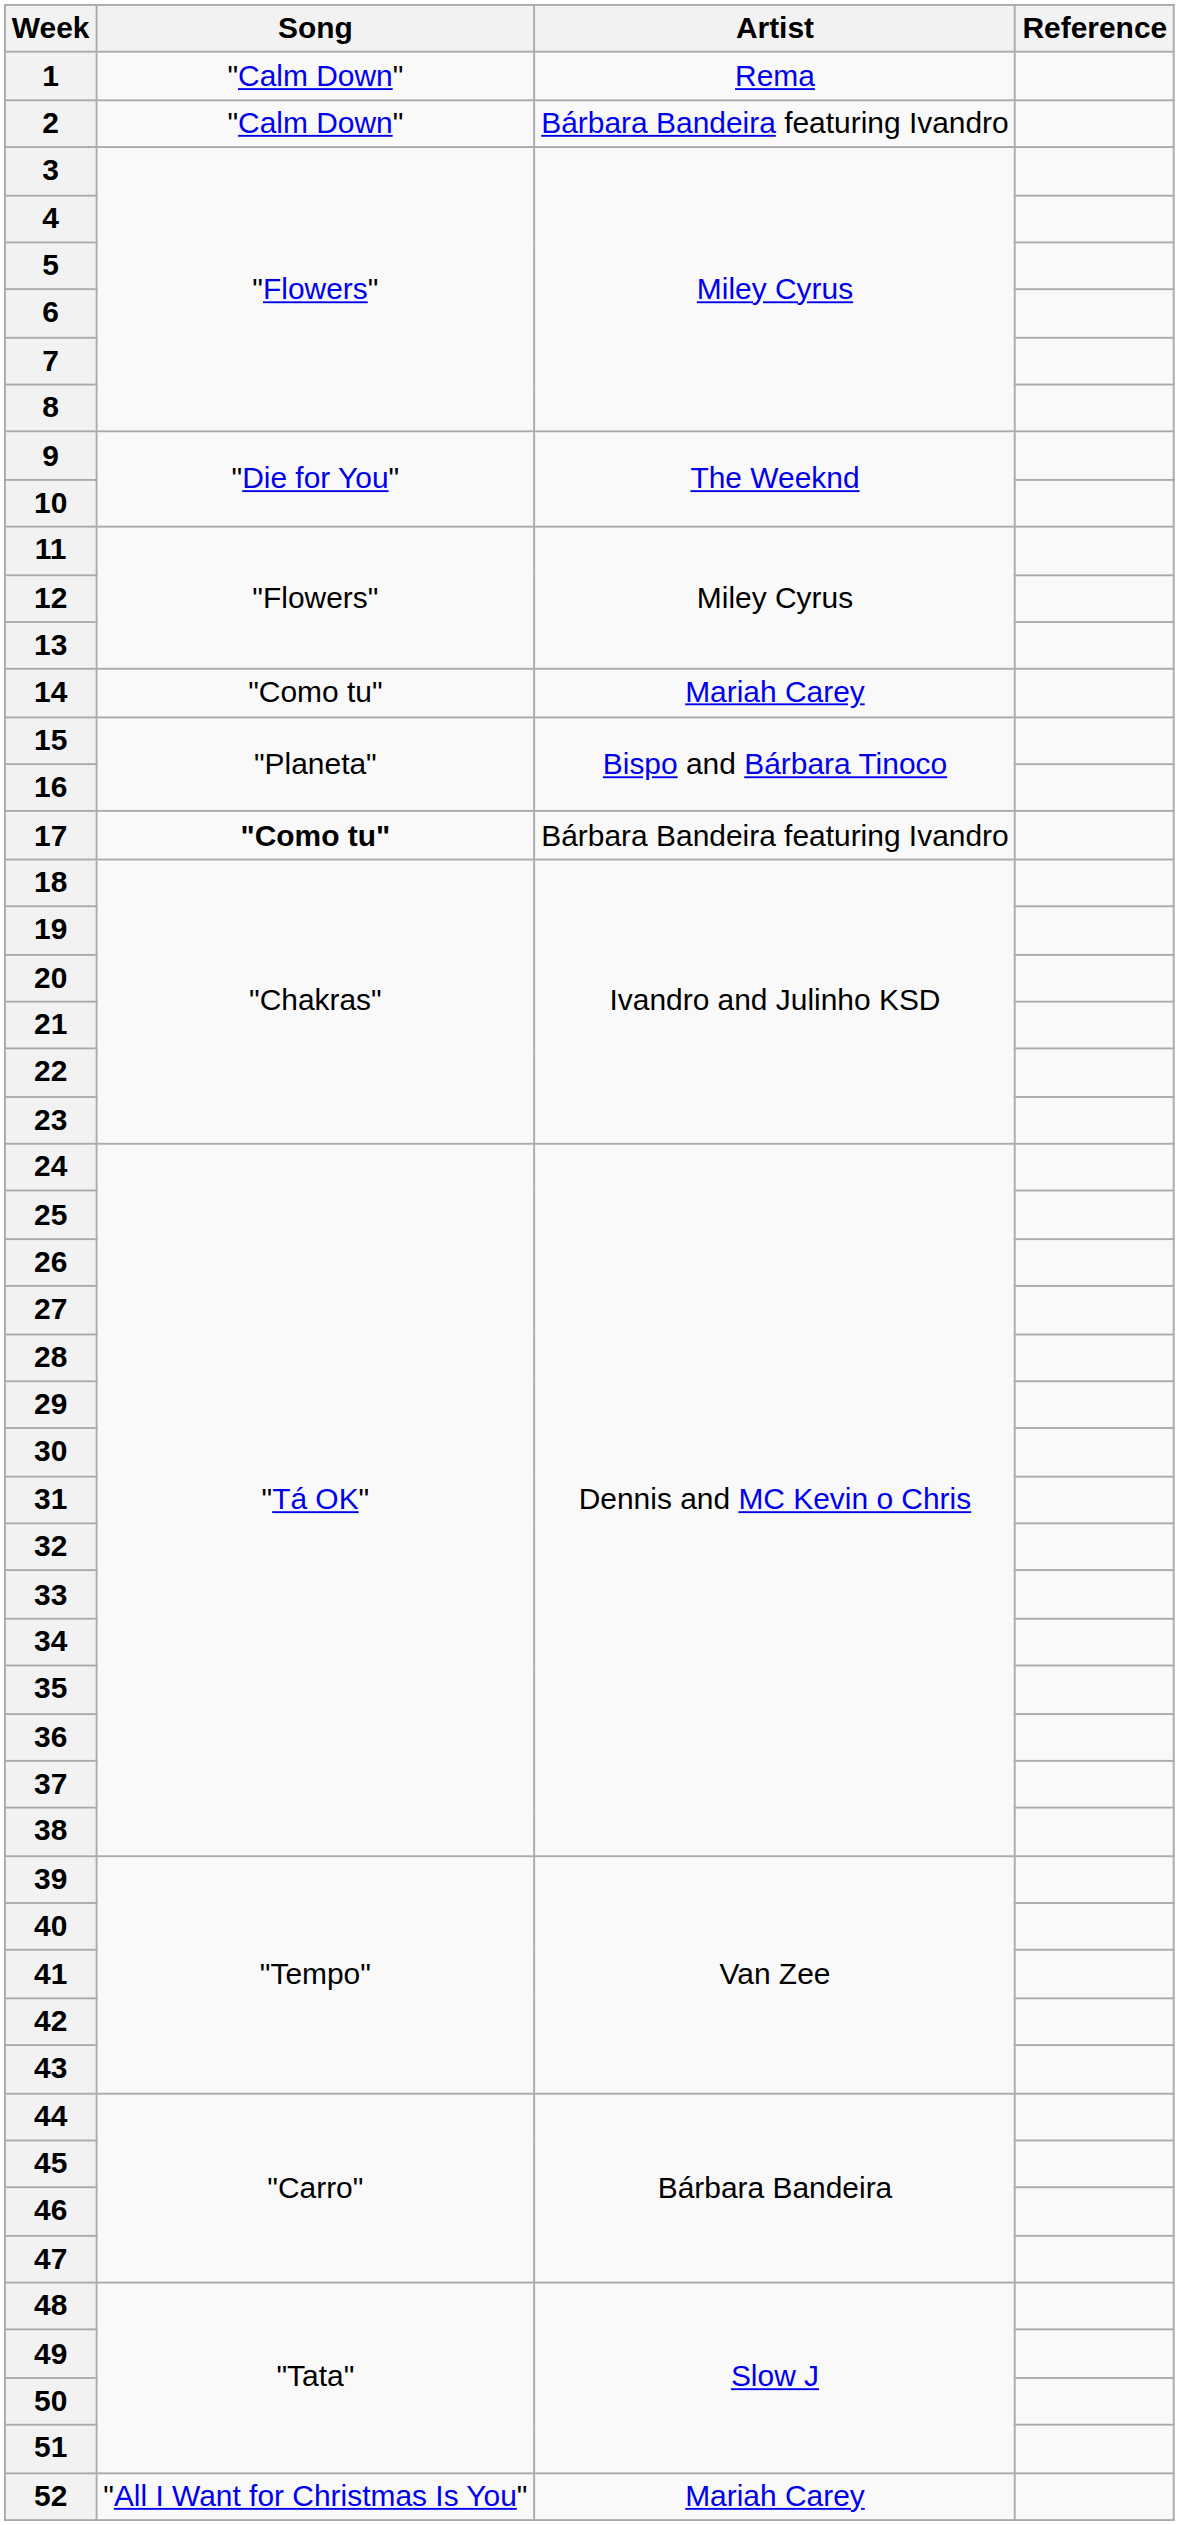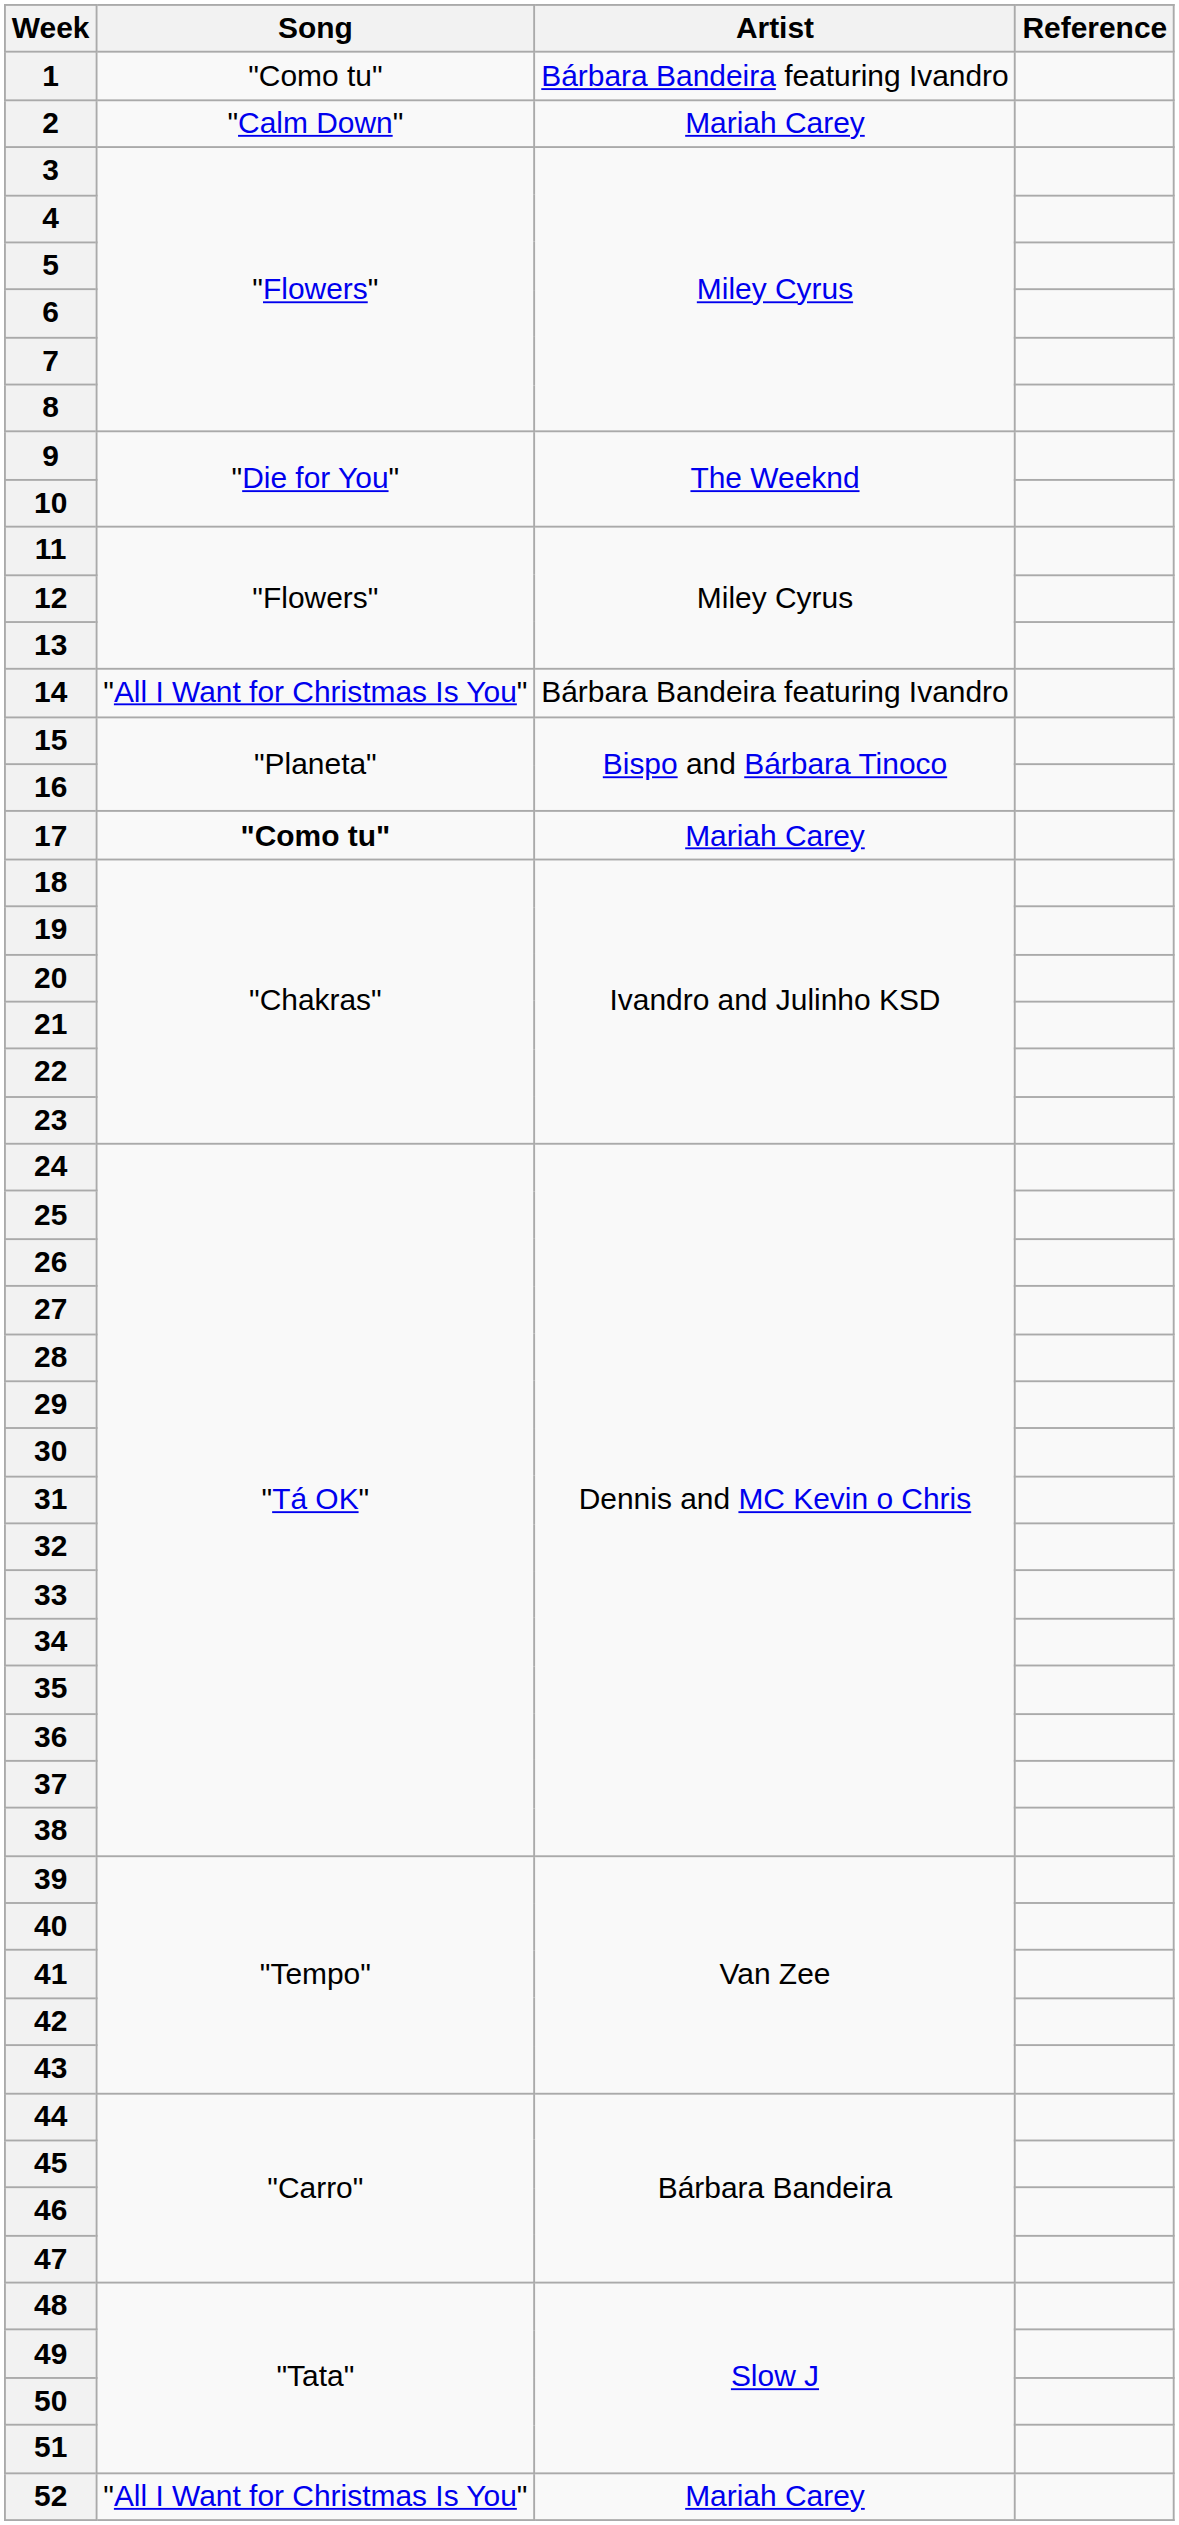(315, 75) "Calm Down" -> (315, 75) "Como tu"
(775, 75) Rema -> (775, 75) Bárbara Bandeira featuring Ivandro
(775, 123) Bárbara Bandeira featuring Ivandro -> (775, 123) Mariah Carey
(315, 692) "Como tu" -> (315, 692) "All I Want for Christmas Is You"
(775, 692) Mariah Carey -> (775, 692) Bárbara Bandeira featuring Ivandro
(775, 834) Bárbara Bandeira featuring Ivandro -> (775, 834) Mariah Carey
